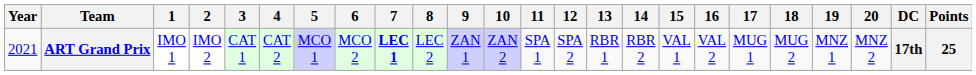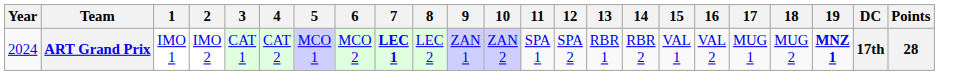- column: (871, 16)
(23, 49) 2021 -> (23, 49) 2024
(832, 49) normal -> (833, 49) bold
(949, 49) 25 -> (911, 49) 28
